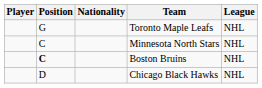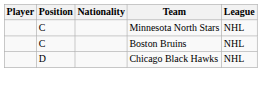- row: (171, 28)
(42, 59) bold -> (42, 43) normal
